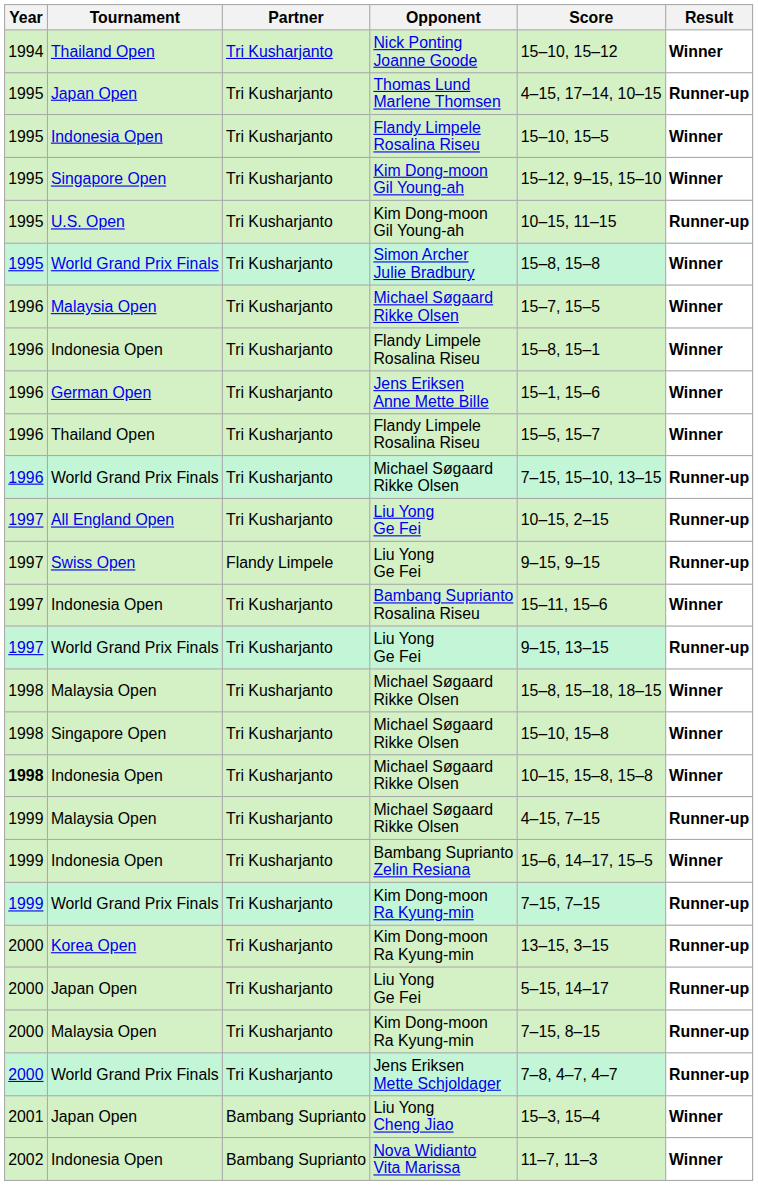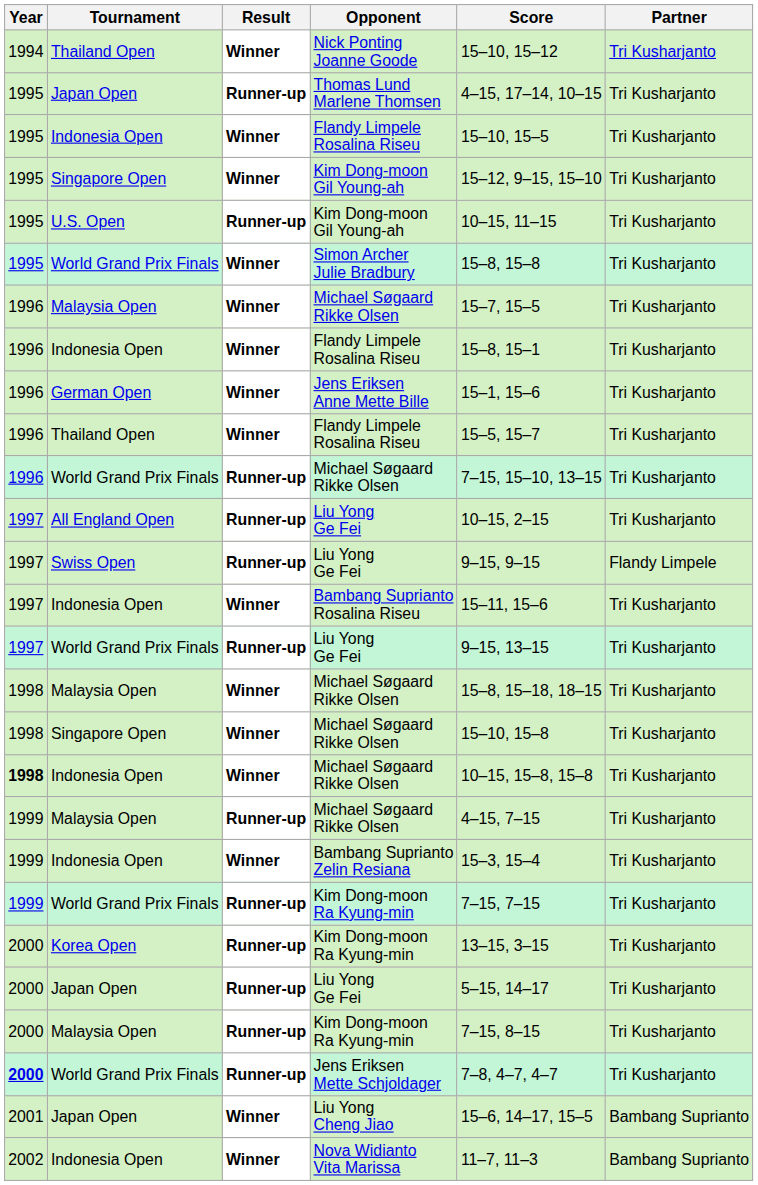columns swapped: (296, 17) <-> (709, 17)
(587, 861) 15–6, 14–17, 15–5 -> (500, 861) 15–3, 15–4
(26, 1074) normal -> (26, 1074) bold
(560, 1117) 15–3, 15–4 -> (527, 1117) 15–6, 14–17, 15–5
